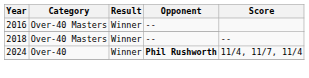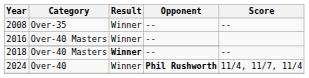+ row: (17, 25)
(126, 39) normal -> (126, 53) bold
